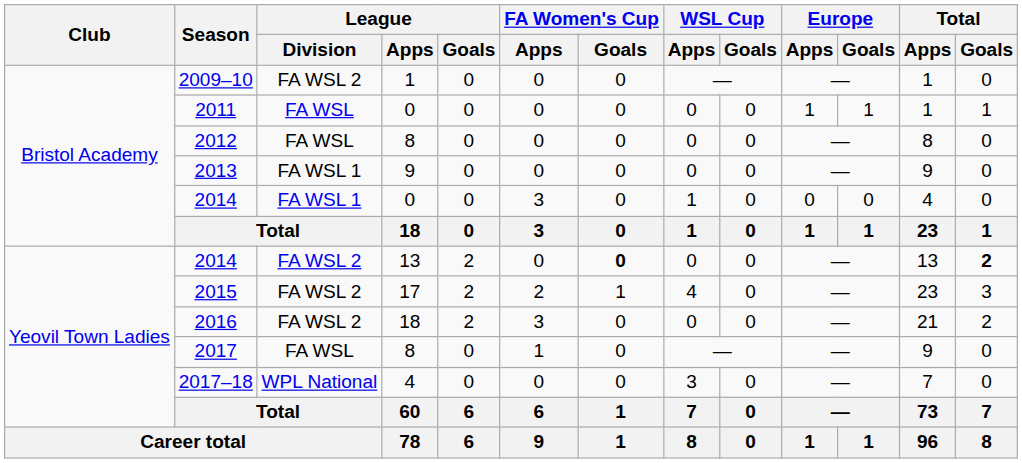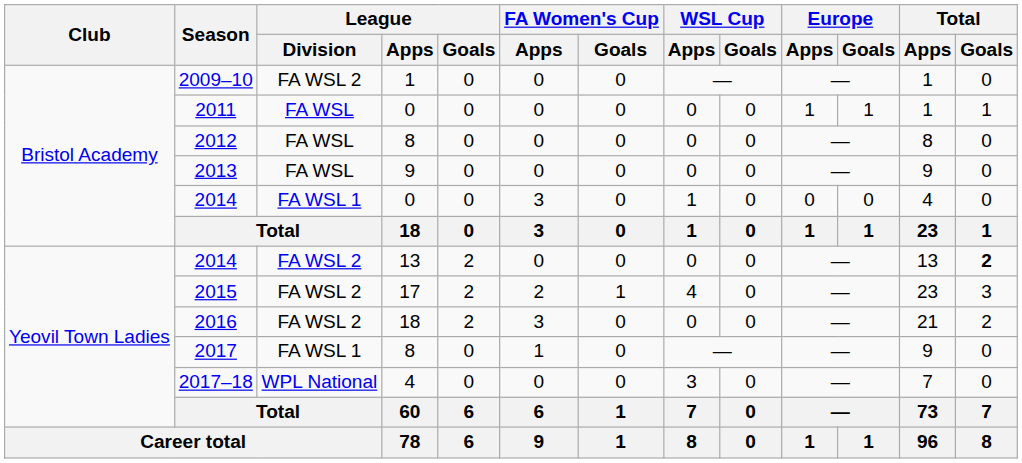(319, 170) FA WSL 1 -> (319, 170) FA WSL
(621, 261) bold -> (621, 261) normal
(319, 351) FA WSL -> (319, 351) FA WSL 1
